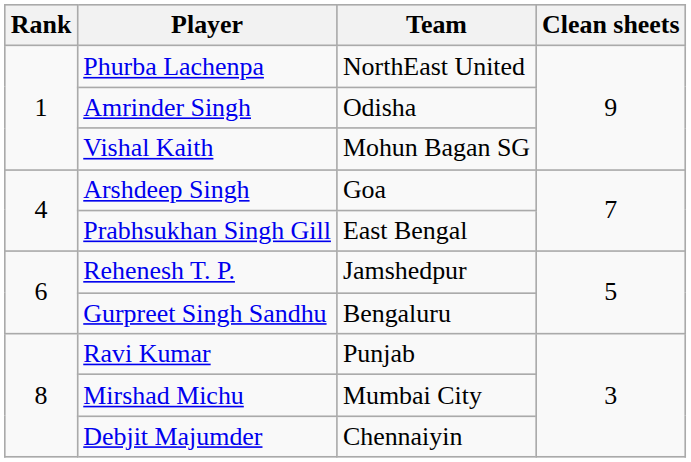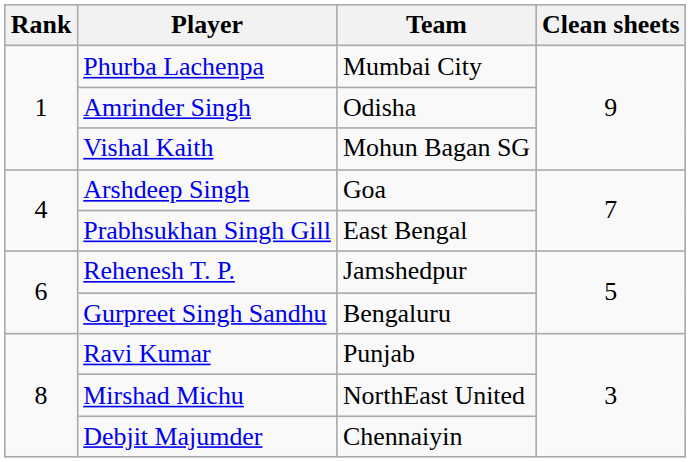(434, 66) NorthEast United -> (412, 66) Mumbai City
(412, 395) Mumbai City -> (434, 395) NorthEast United
